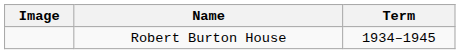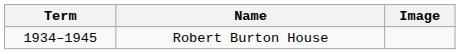columns swapped: (39, 16) <-> (399, 16)
